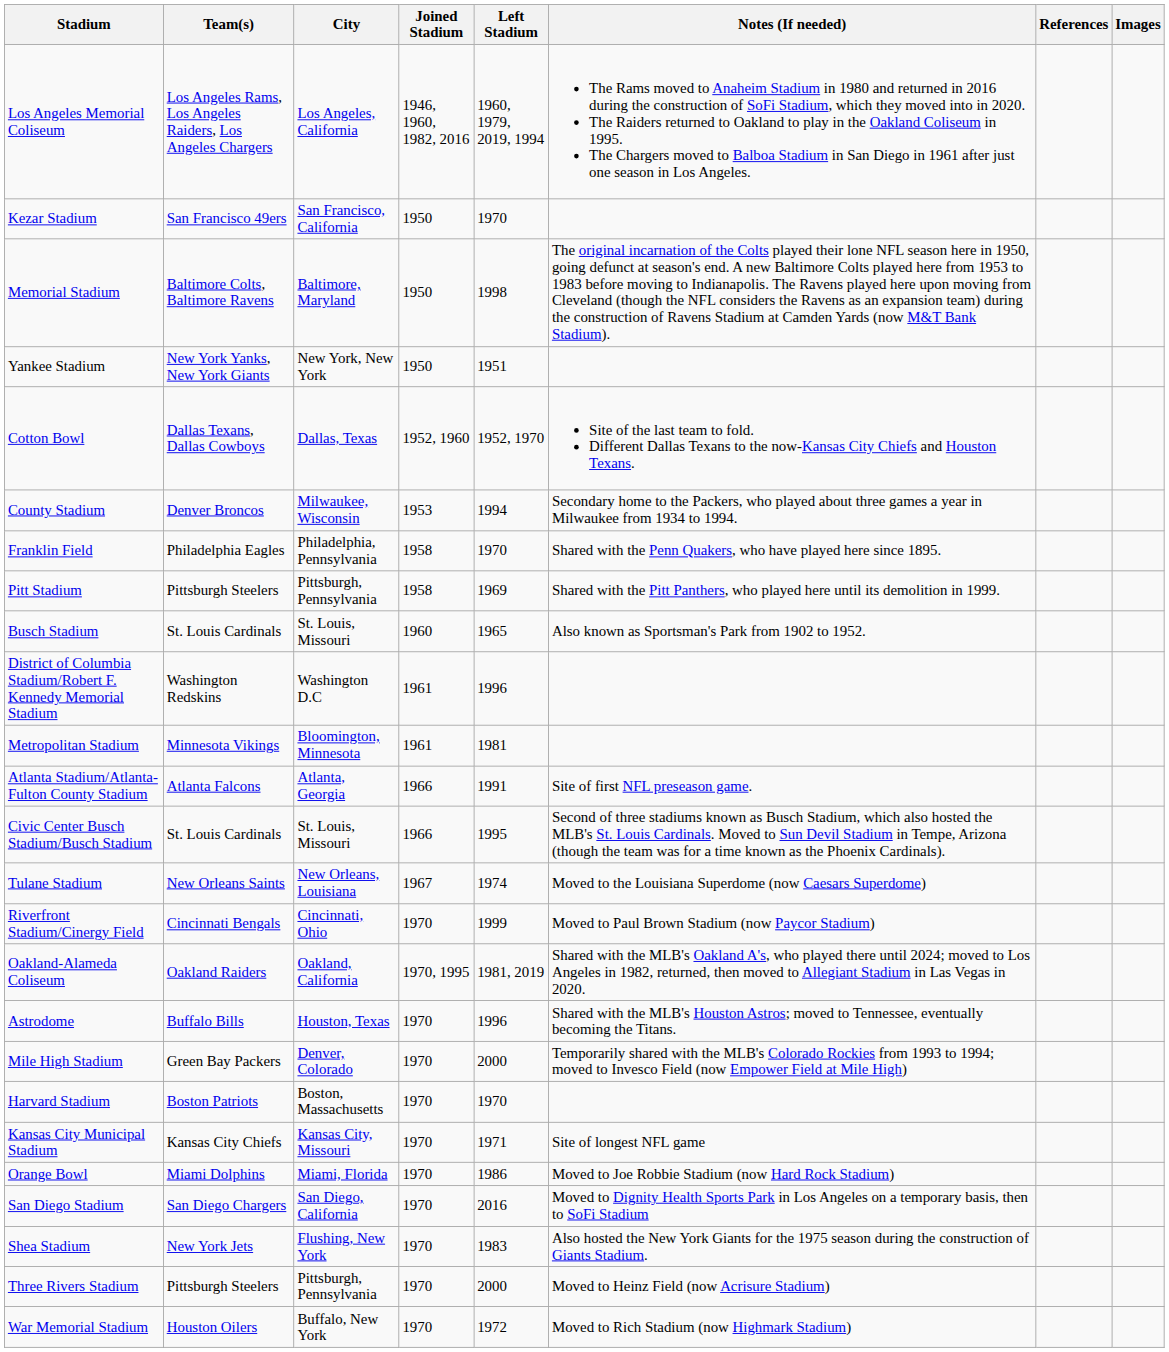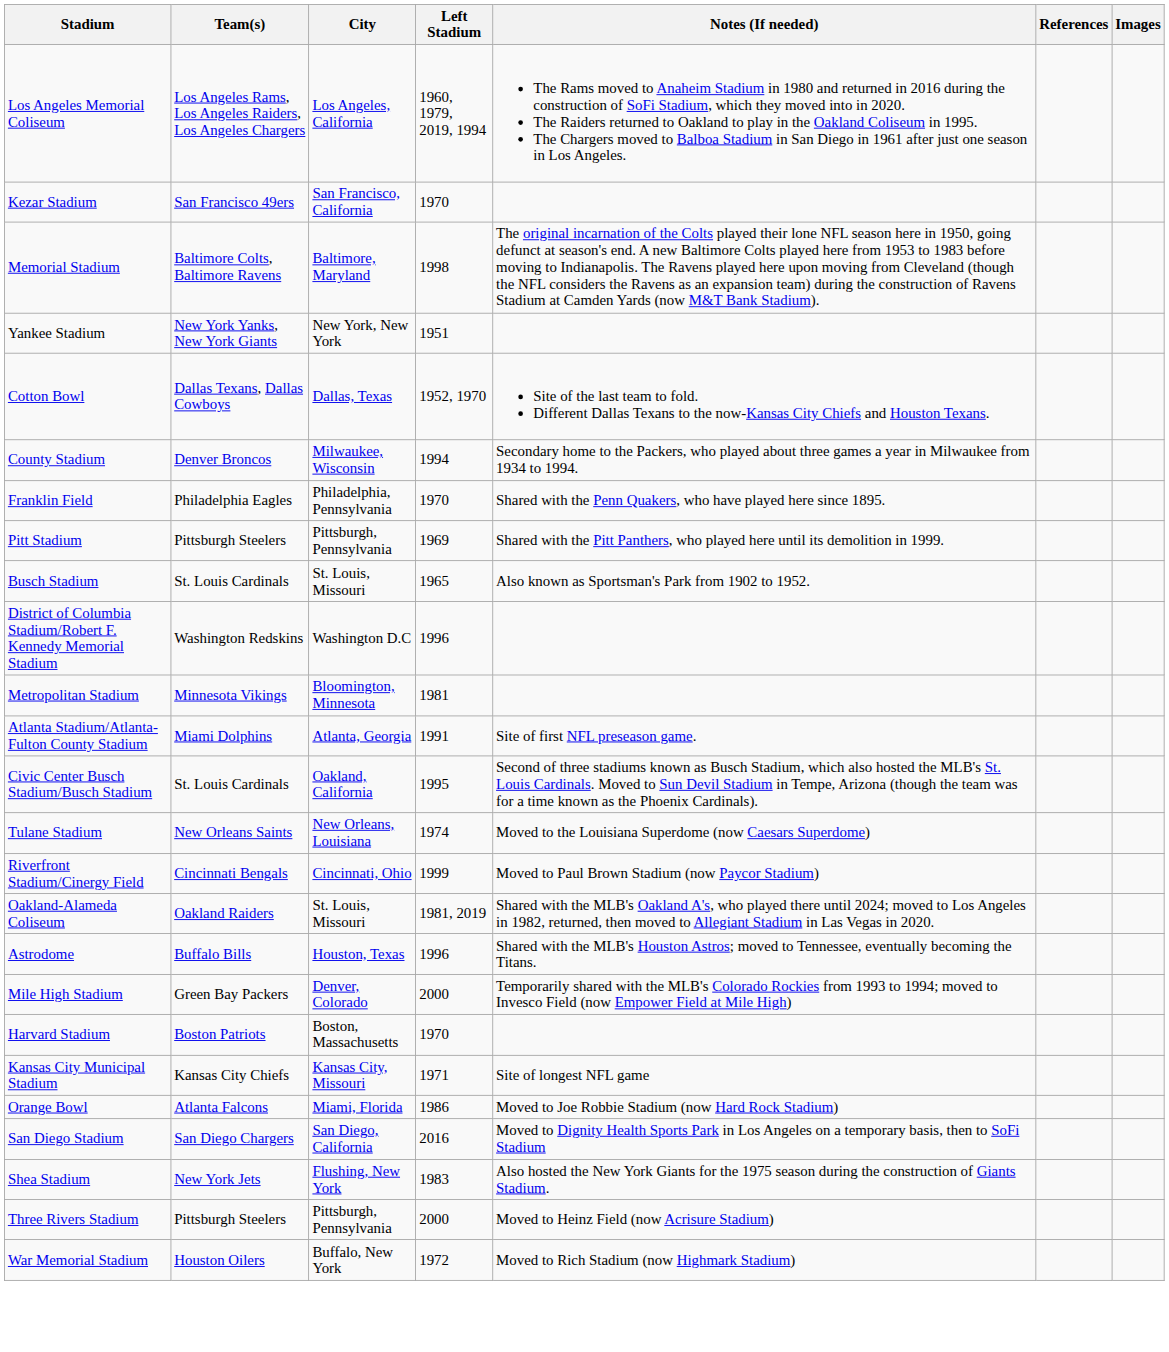- column: (436, 24)
(214, 785) Atlanta Falcons -> (223, 735) Miami Dolphins
(326, 834) St. Louis, Missouri -> (343, 784) Oakland, California
(328, 972) Oakland, California -> (341, 913) St. Louis, Missouri
(216, 1174) Miami Dolphins -> (221, 1107) Atlanta Falcons
